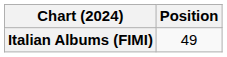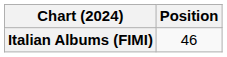(189, 39) 49 -> (189, 39) 46
